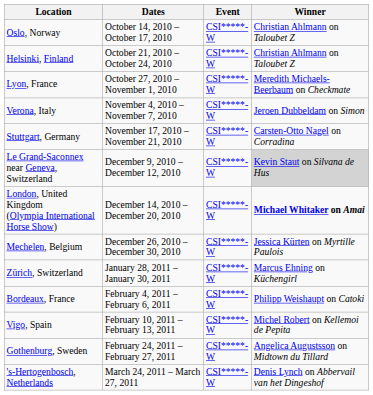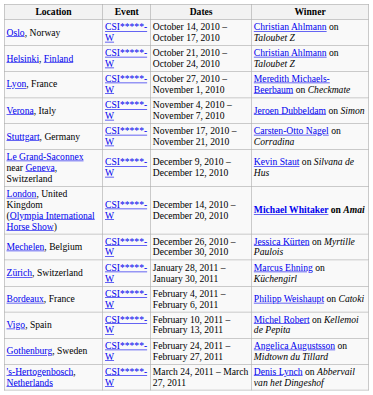columns swapped: (153, 12) <-> (228, 12)
(304, 168) lightgrey background -> (304, 168) no background
